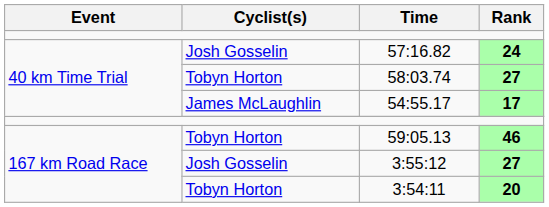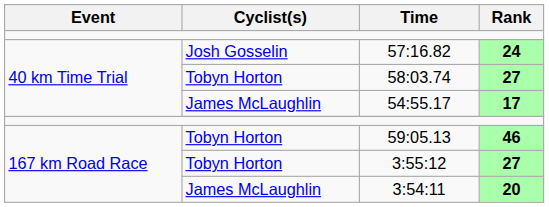(237, 164) Josh Gosselin -> (234, 164) Tobyn Horton
(234, 190) Tobyn Horton -> (253, 190) James McLaughlin
